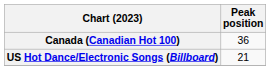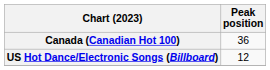(243, 57) 21 -> (243, 57) 12
